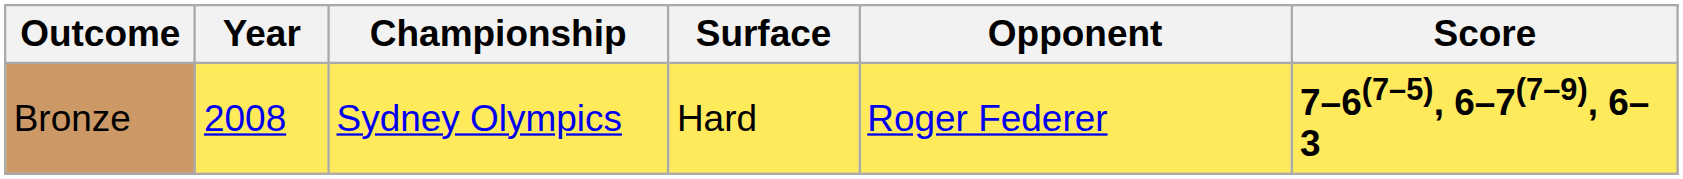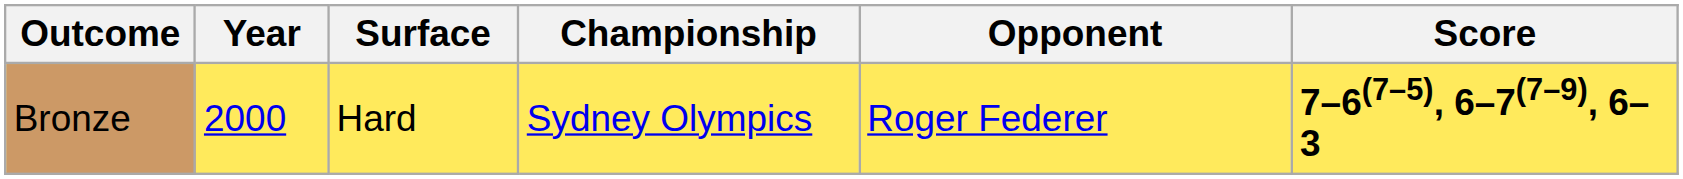columns swapped: (498, 33) <-> (764, 33)
(245, 118) 2008 -> (245, 118) 2000
